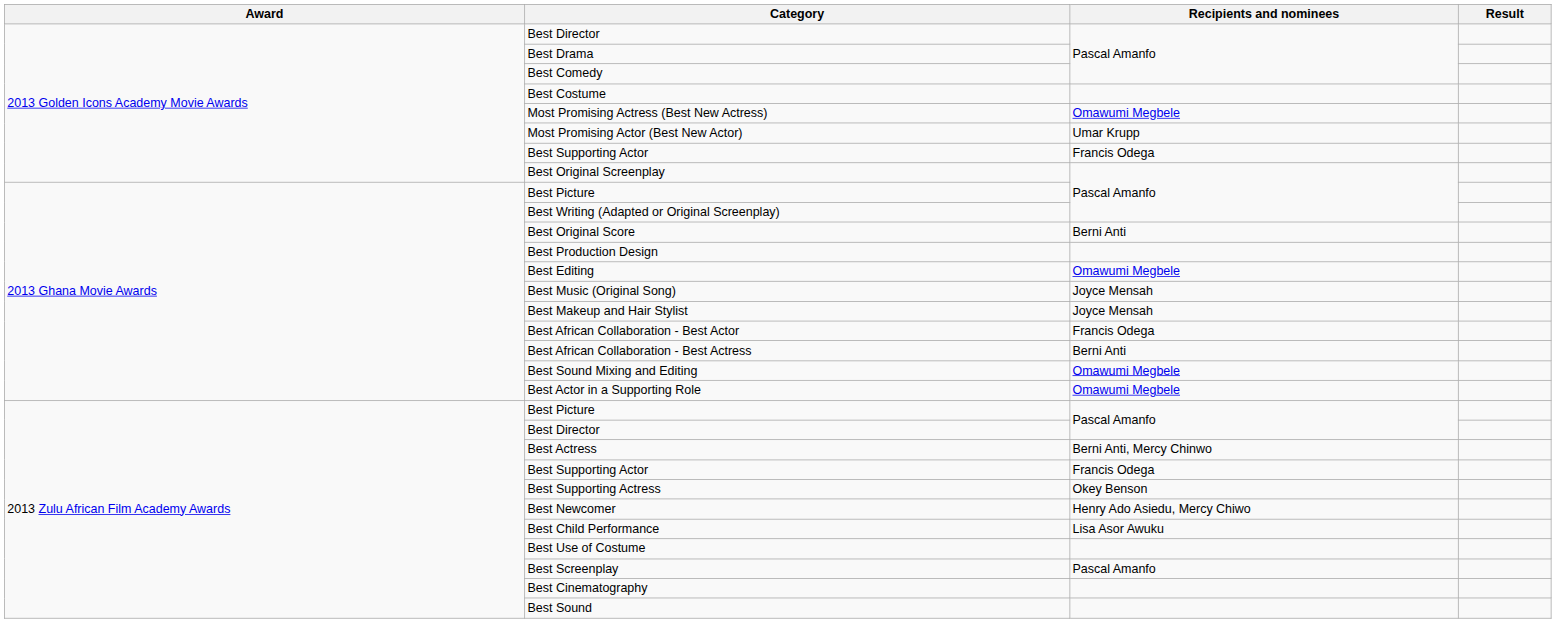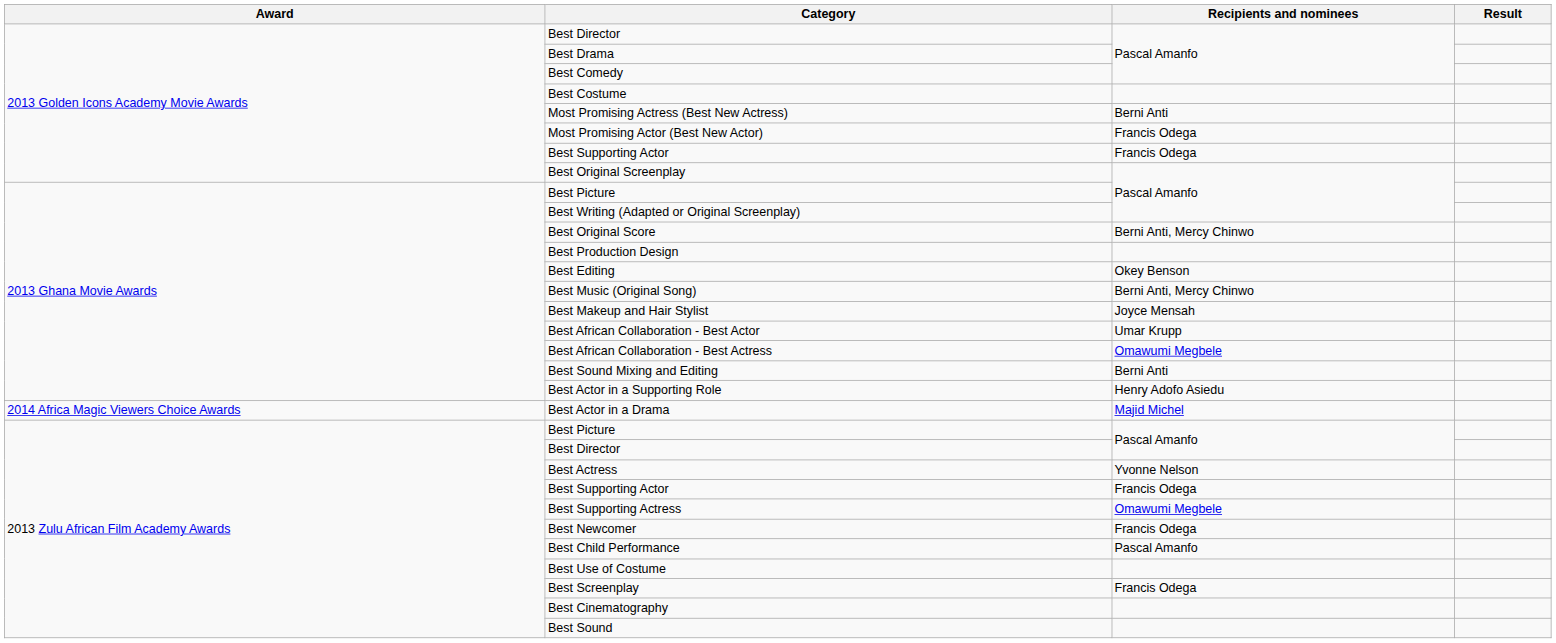(1126, 113) Omawumi Megbele -> (1141, 113) Berni Anti
(1106, 133) Umar Krupp -> (1155, 133) Francis Odega
(1099, 232) Berni Anti -> (1184, 232) Berni Anti, Mercy Chinwo
(1126, 271) Omawumi Megbele -> (1152, 271) Okey Benson
(1113, 291) Joyce Mensah -> (1184, 291) Berni Anti, Mercy Chinwo
(1113, 331) Francis Odega -> (1148, 331) Umar Krupp
(1099, 350) Berni Anti -> (1168, 350) Omawumi Megbele
(1126, 370) Omawumi Megbele -> (1141, 370) Berni Anti
(1126, 390) Omawumi Megbele -> (1169, 390) Henry Adofo Asiedu
+ row: (124, 410)
(1142, 449) Berni Anti, Mercy Chinwo -> (1156, 469) Yvonne Nelson
(1110, 489) Okey Benson -> (1168, 509) Omawumi Megbele
(1162, 509) Henry Ado Asiedu, Mercy Chiwo -> (1155, 529) Francis Odega
(1118, 529) Lisa Asor Awuku -> (1156, 548) Pascal Amanfo
(1114, 568) Pascal Amanfo -> (1155, 588) Francis Odega
